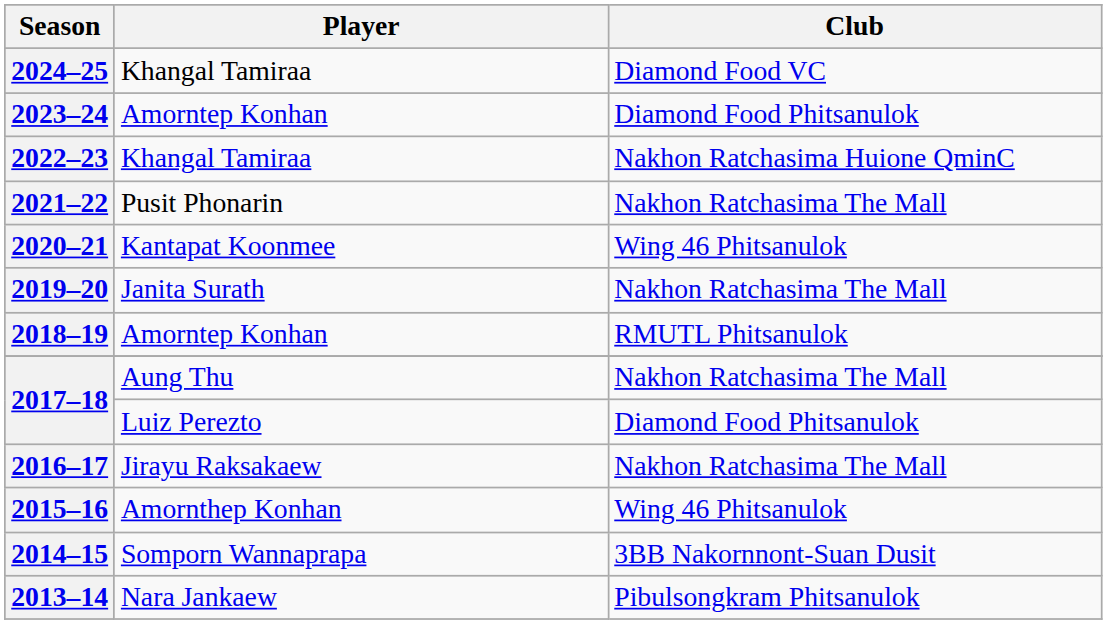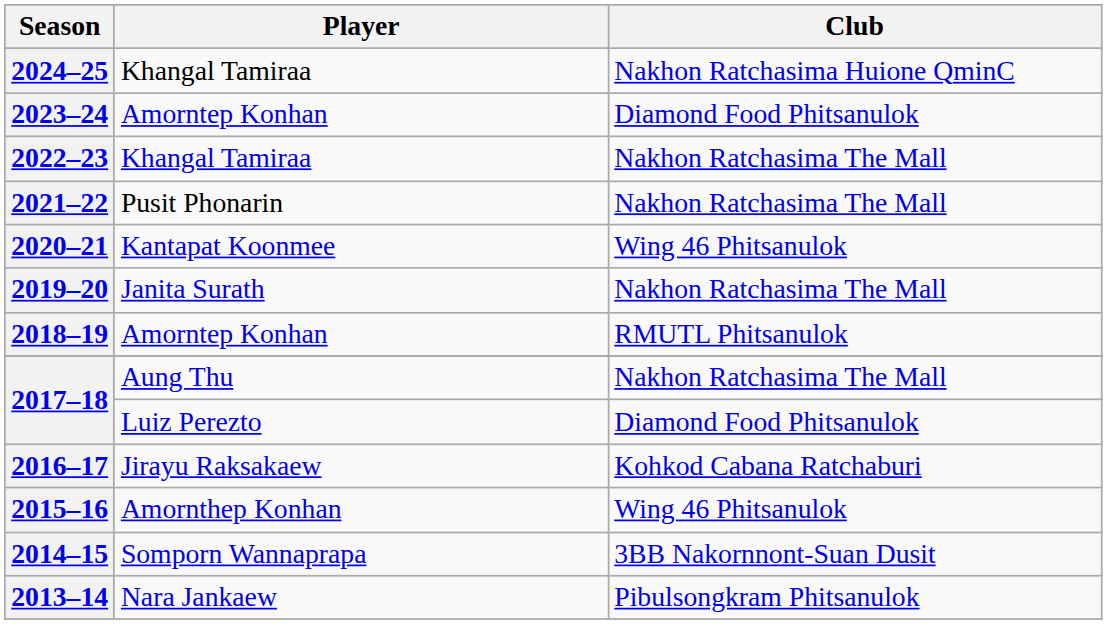(720, 70) Diamond Food VC -> (815, 70) Nakhon Ratchasima Huione QminC
(815, 158) Nakhon Ratchasima Huione QminC -> (780, 158) Nakhon Ratchasima The Mall
(780, 465) Nakhon Ratchasima The Mall -> (768, 465) Kohkod Cabana Ratchaburi
